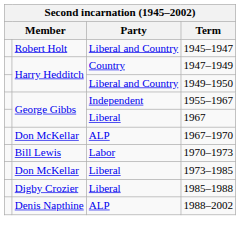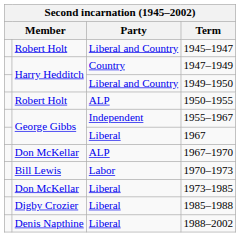+ row: (208, 100)
(99, 205) ALP -> (105, 223) Liberal
